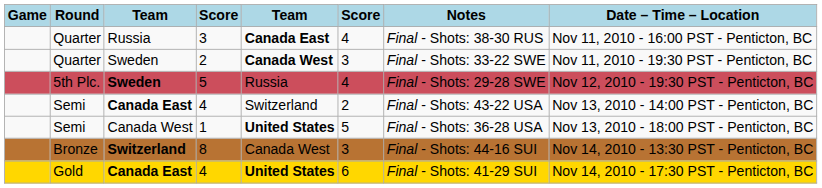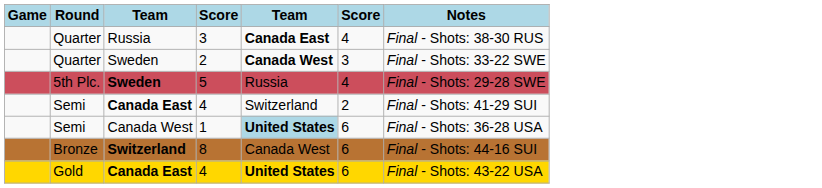- column: (683, 15)
(465, 104) Final - Shots: 43-22 USA -> (462, 104) Final - Shots: 41-29 SUI
(290, 127) no background -> (290, 127) lightblue background
(345, 127) 5 -> (345, 127) 6
(345, 149) 3 -> (345, 149) 6
(462, 171) Final - Shots: 41-29 SUI -> (465, 171) Final - Shots: 43-22 USA
